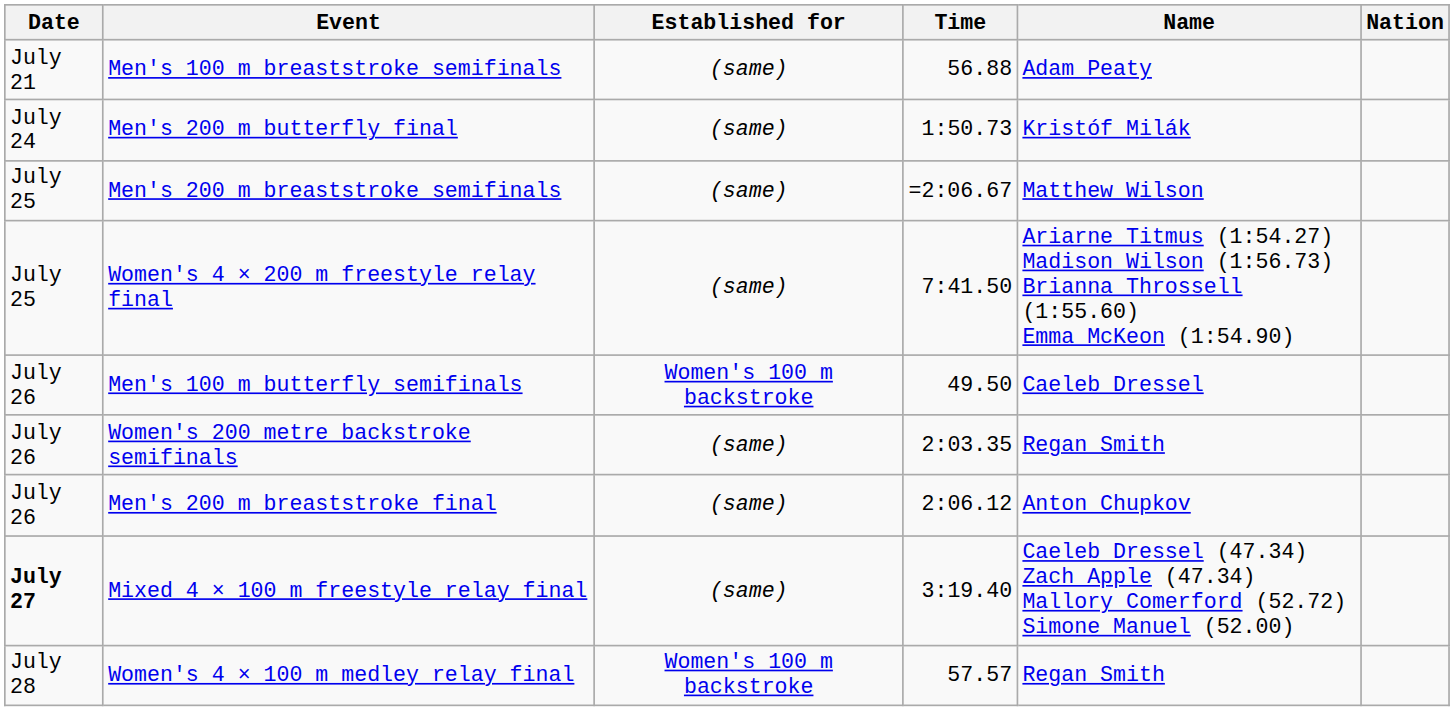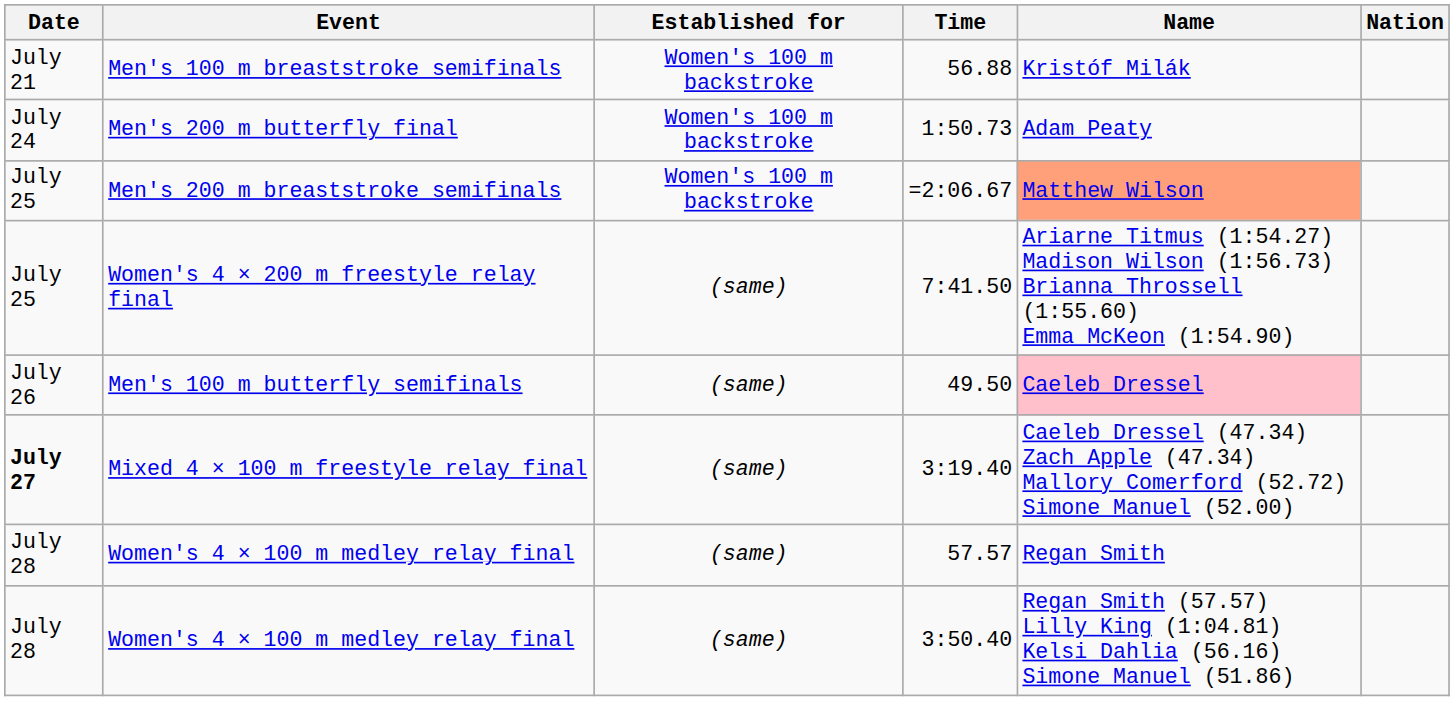(749, 70) (same) -> (749, 70) Women's 100 m backstroke
(1087, 70) Adam Peaty -> (1107, 70) Kristóf Milák
(749, 130) (same) -> (749, 130) Women's 100 m backstroke
(1107, 130) Kristóf Milák -> (1087, 130) Adam Peaty
(749, 190) (same) -> (749, 190) Women's 100 m backstroke
(1113, 190) no background -> (1113, 190) lightsalmon background
(749, 385) Women's 100 m backstroke -> (749, 385) (same)
(1113, 385) no background -> (1113, 385) pink background
- row: (289, 445)
- row: (302, 505)
(749, 675) Women's 100 m backstroke -> (749, 555) (same)
+ row: (341, 640)
